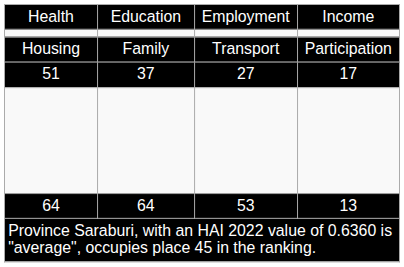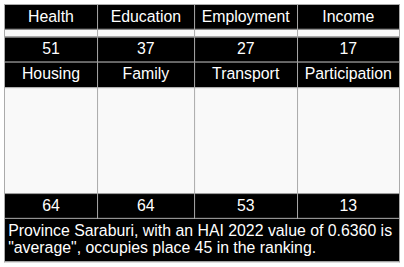rows swapped: (51, 74) <-> (51, 49)
